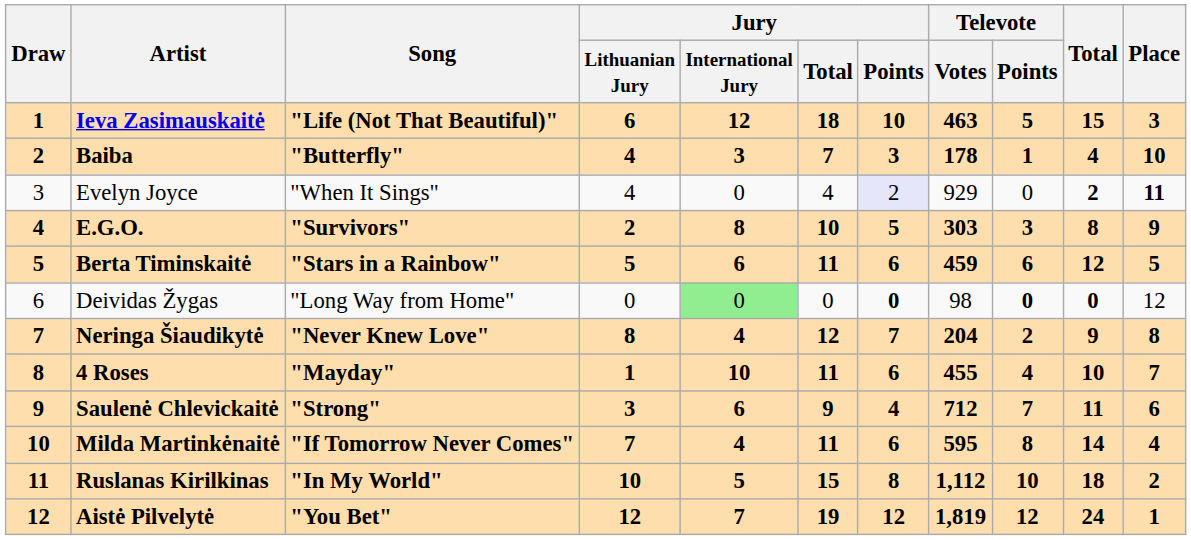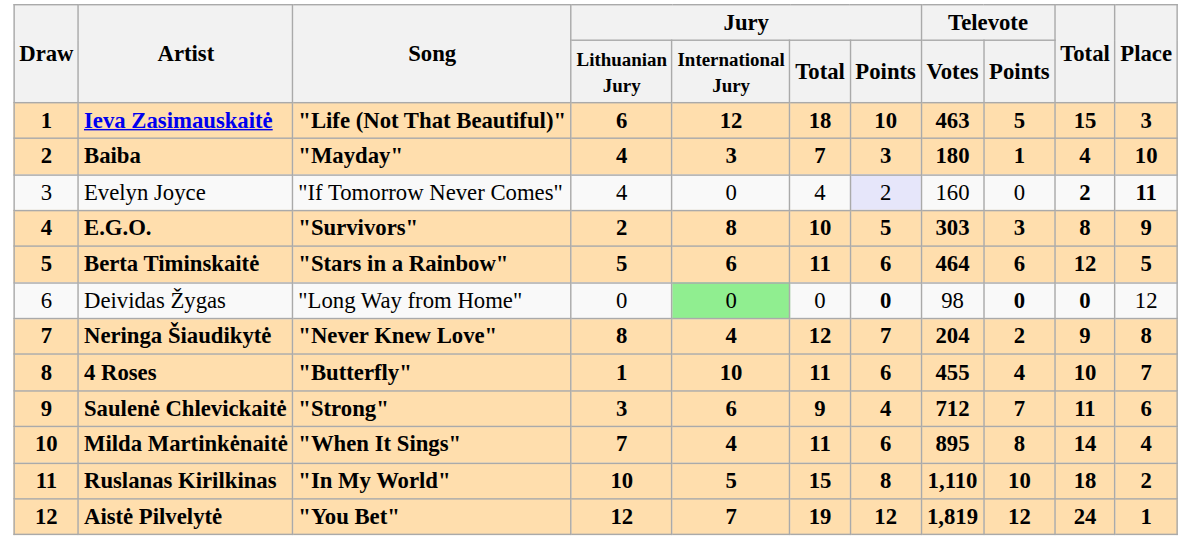(347, 156) "Butterfly" -> (351, 156) "Mayday"
(961, 156) 178 -> (953, 156) 180
(365, 192) "When It Sings" -> (431, 192) "If Tomorrow Never Comes"
(961, 192) 929 -> (953, 192) 160
(961, 264) 459 -> (953, 264) 464
(343, 372) "Mayday" -> (355, 372) "Butterfly"
(432, 444) "If Tomorrow Never Comes" -> (380, 444) "When It Sings"
(961, 444) 595 -> (953, 444) 895
(961, 480) 1,112 -> (953, 480) 1,110
